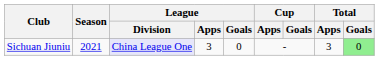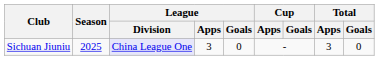(91, 47) 2021 -> (91, 47) 2025
(359, 47) lightgreen background -> (359, 47) no background
